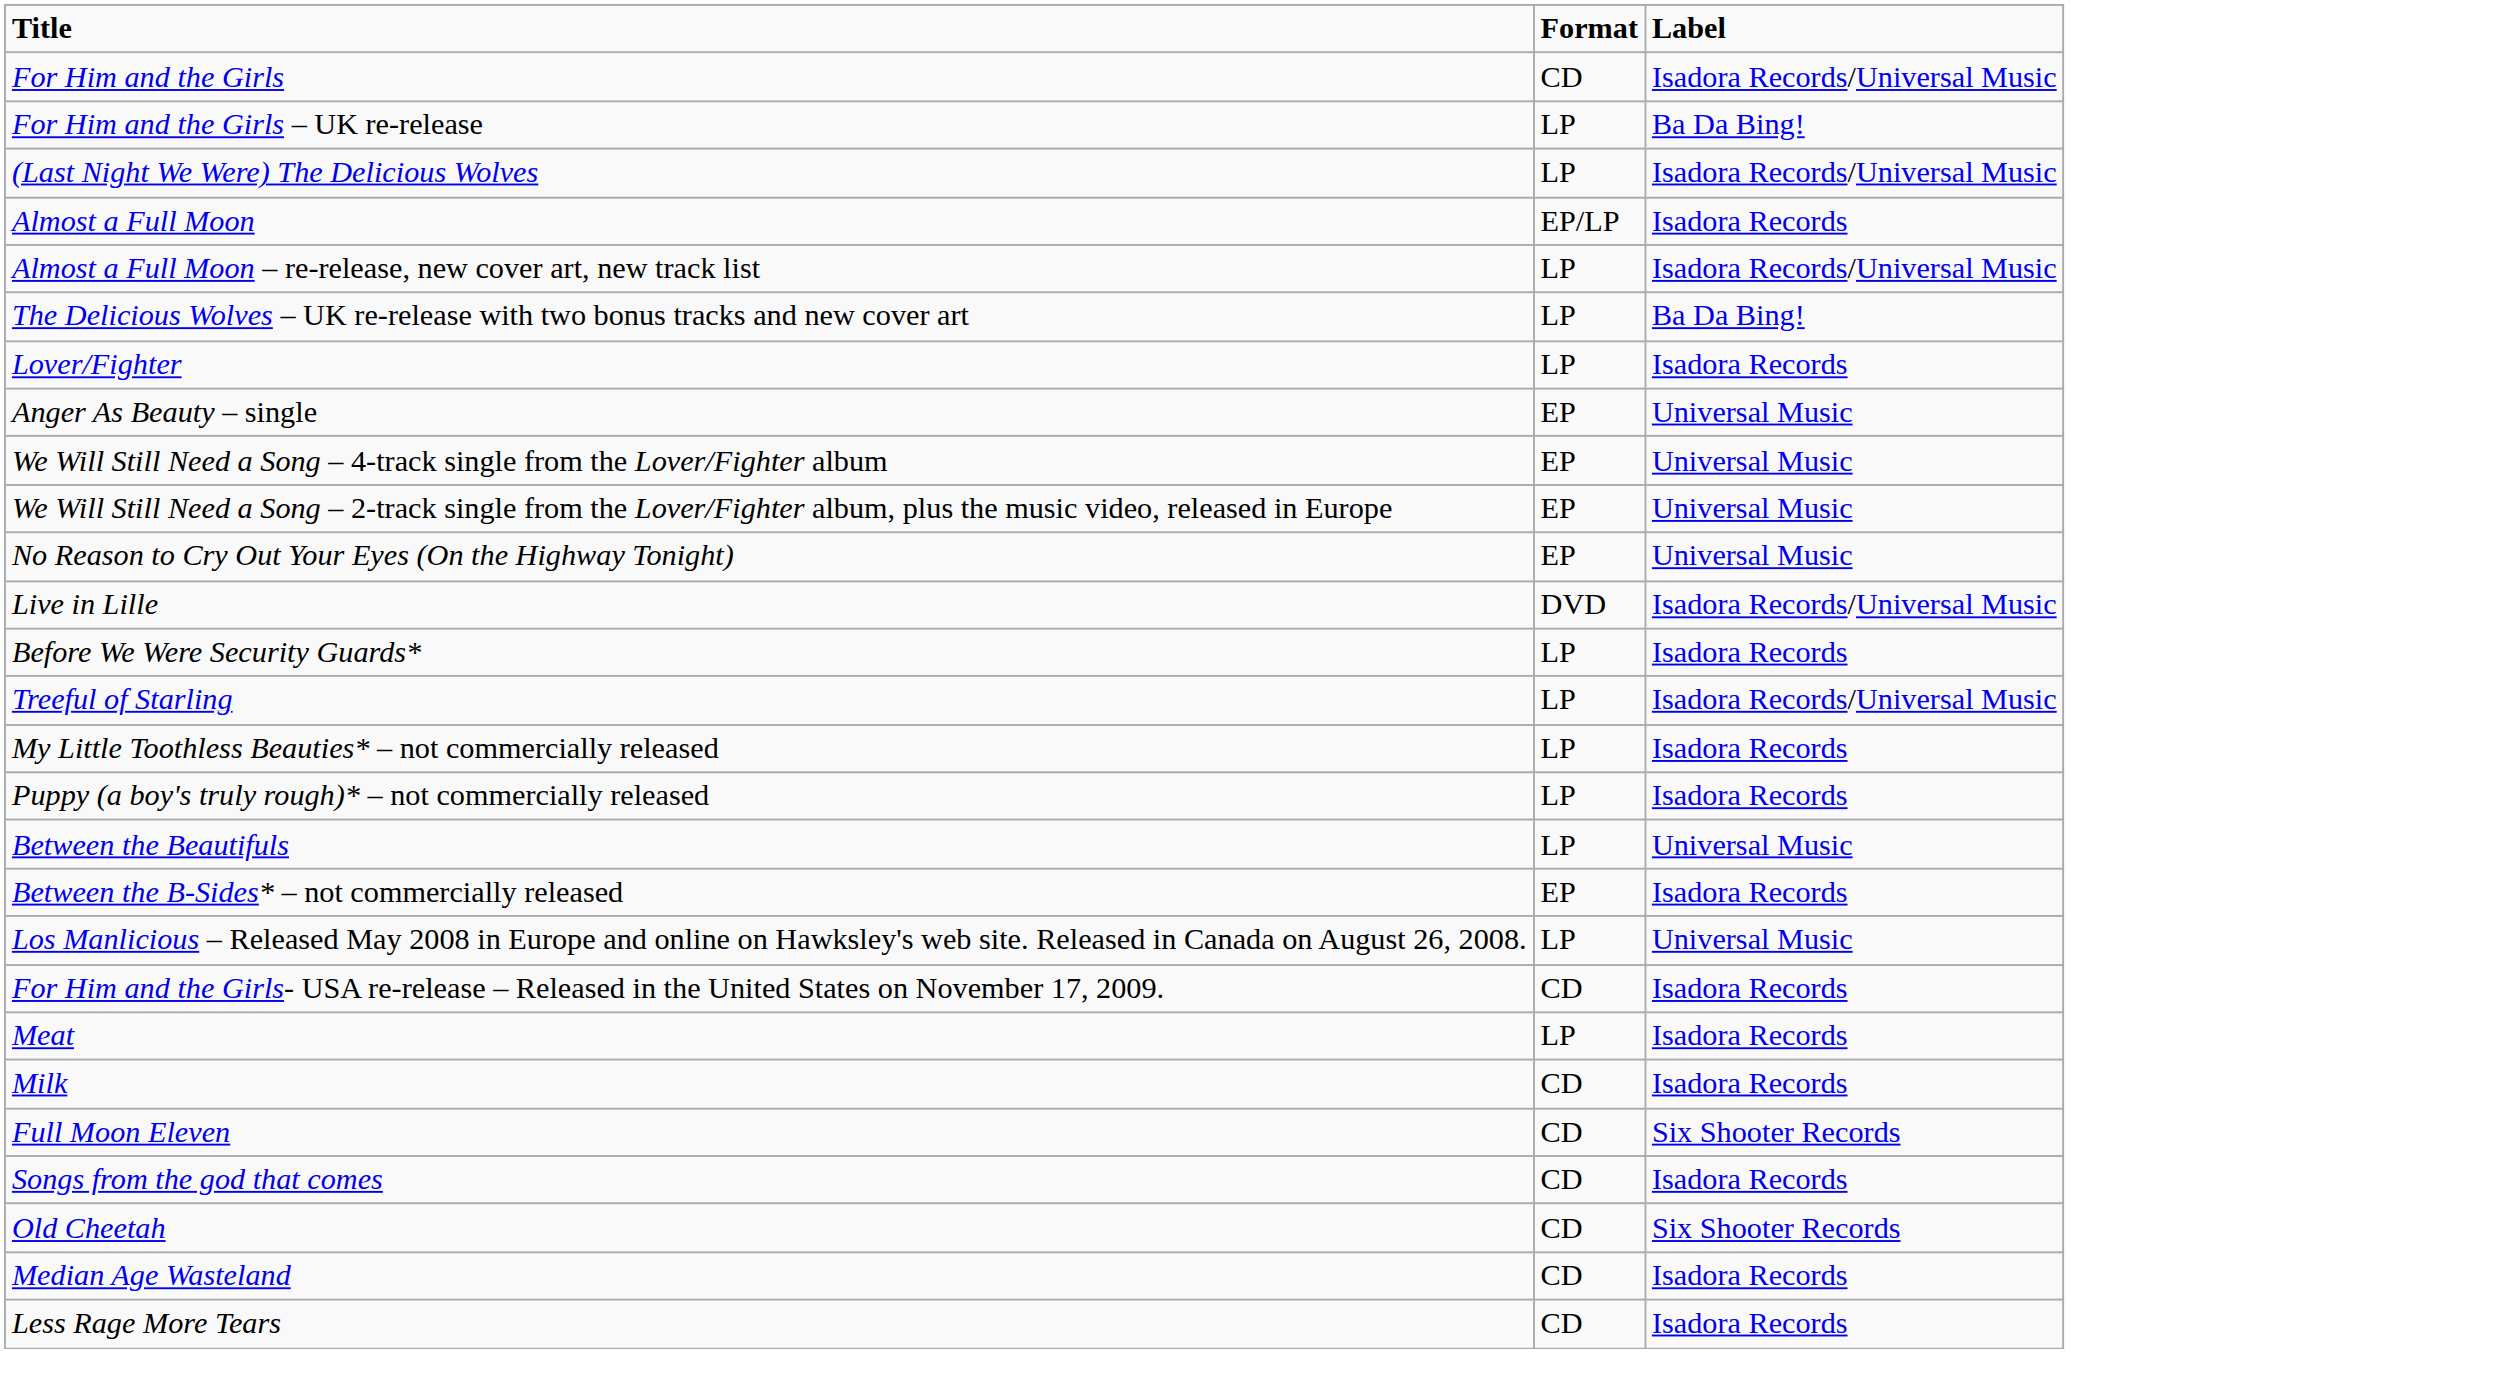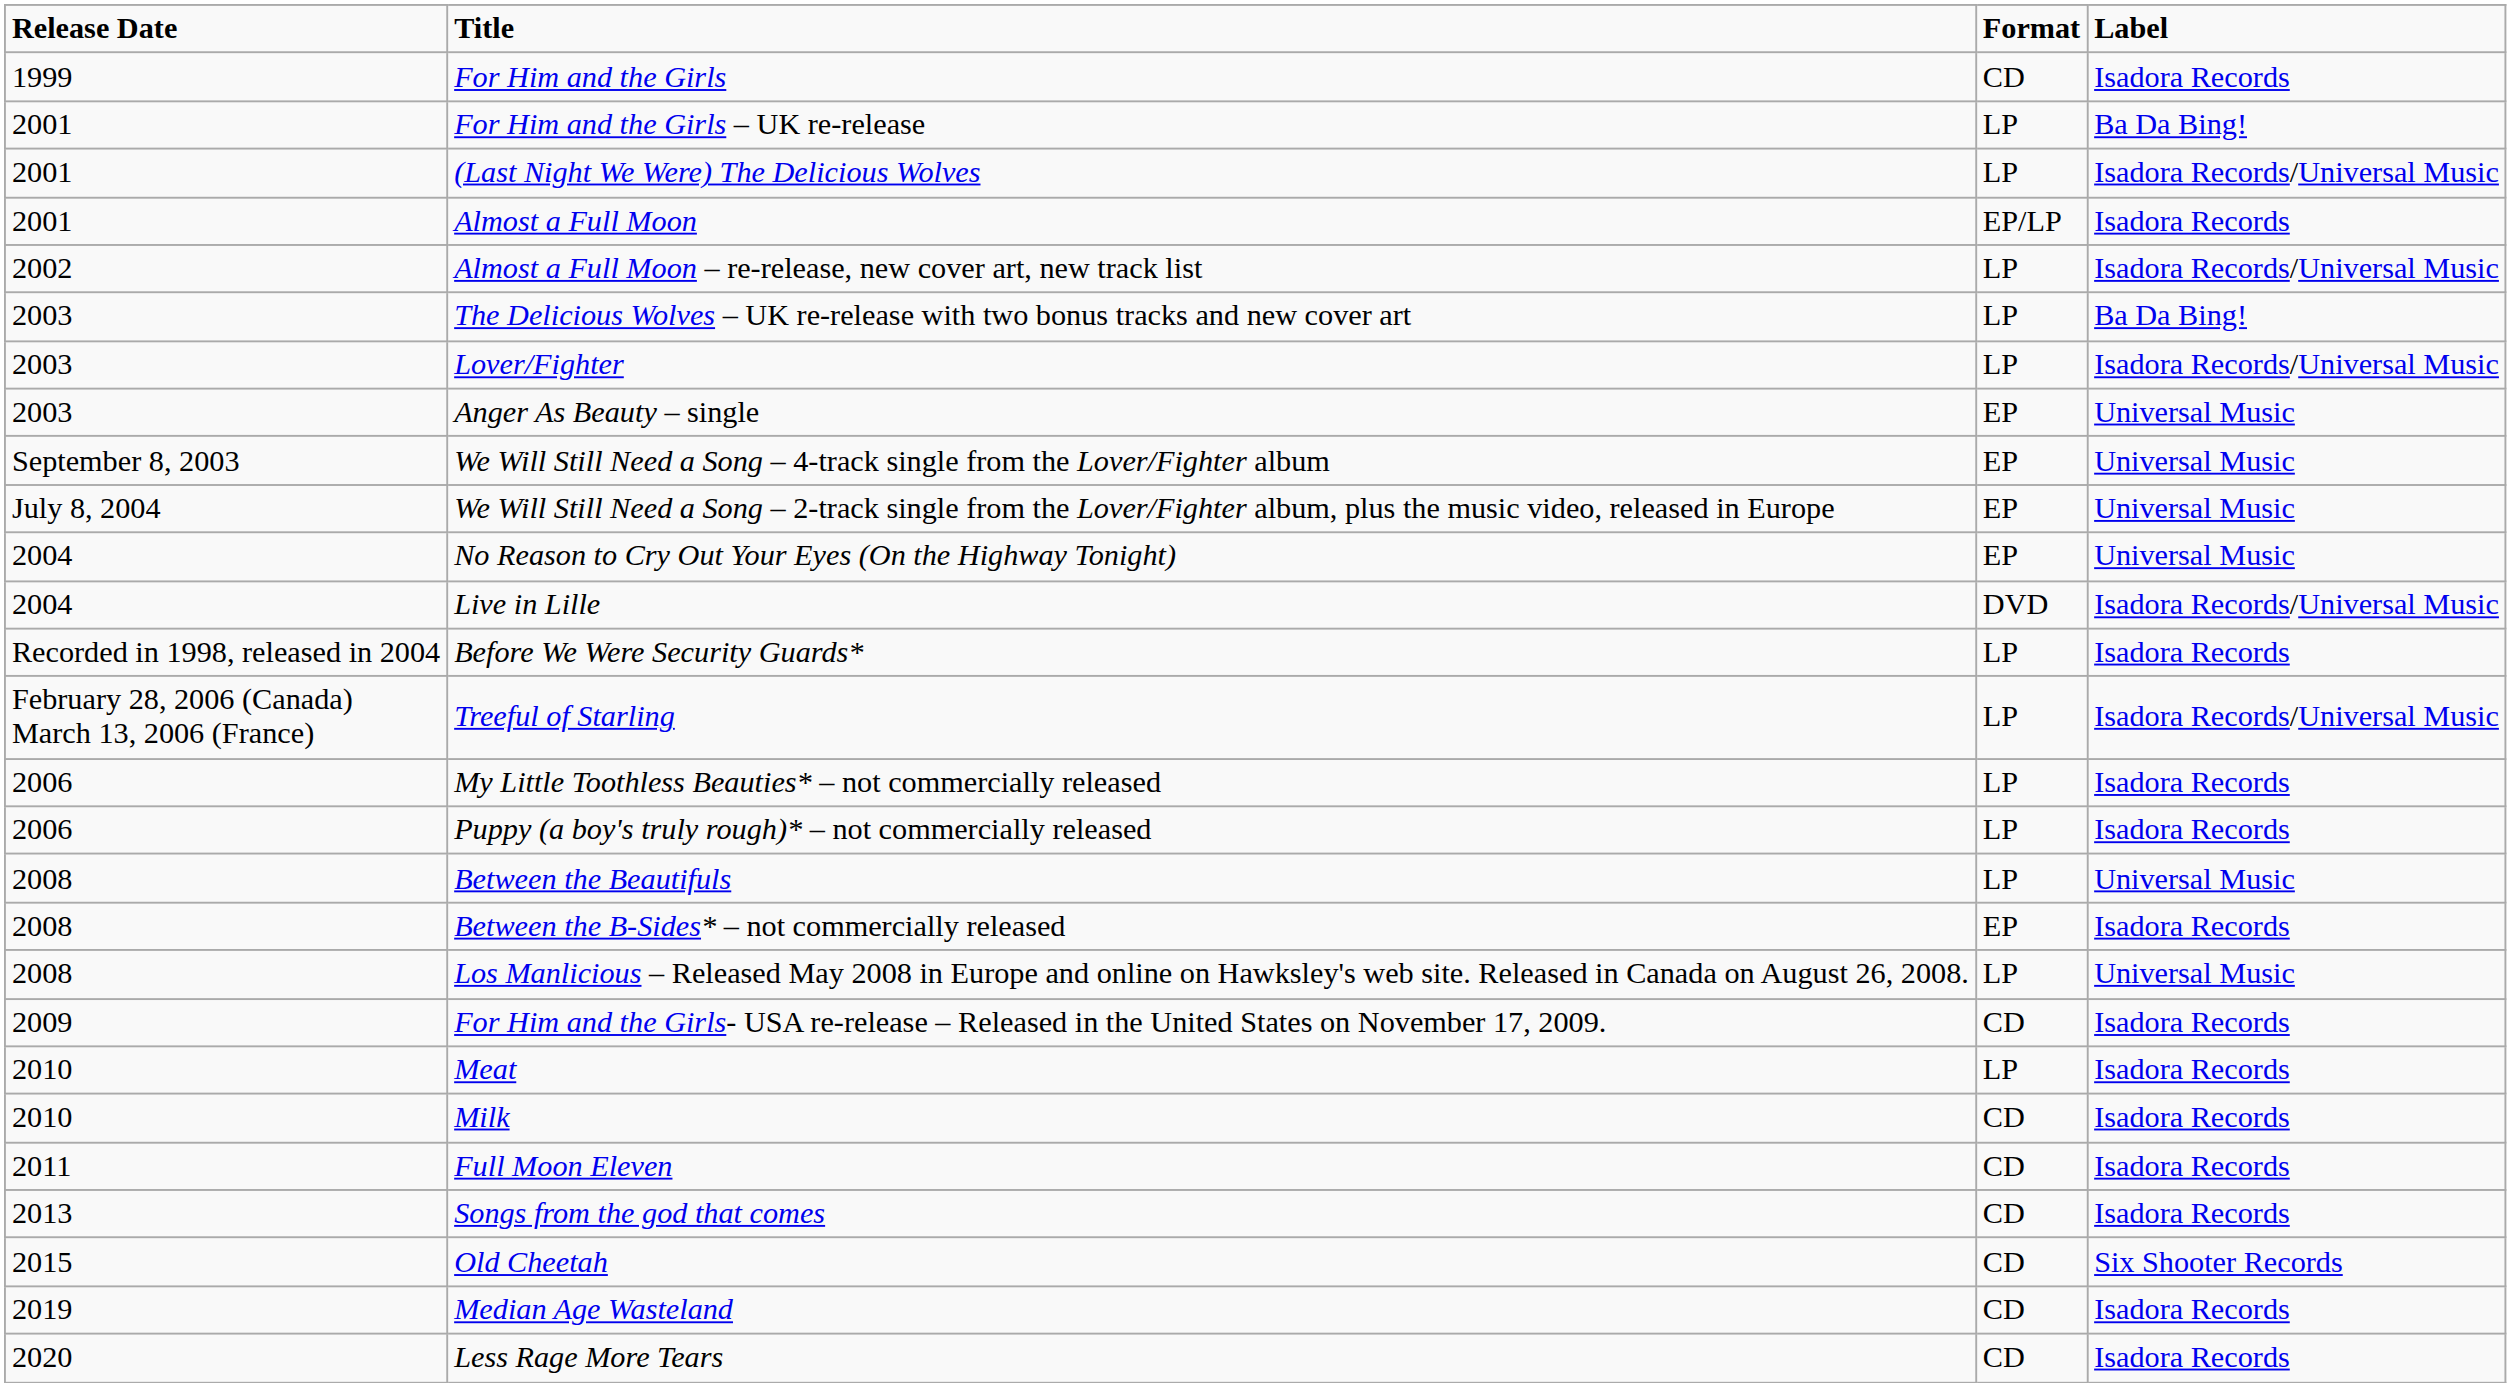+ column: (95, 28)
(1854, 76) Isadora Records/Universal Music -> (2192, 76) Isadora Records
(1750, 364) Isadora Records -> (2297, 364) Isadora Records/Universal Music
(1776, 1131) Six Shooter Records -> (2192, 1165) Isadora Records
